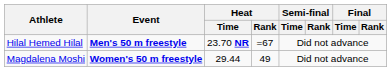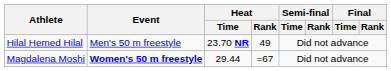(138, 43) bold -> (135, 43) normal
(265, 43) =67 -> (265, 43) 49
(265, 59) 49 -> (265, 59) =67
